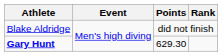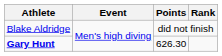(171, 44) 629.30 -> (171, 44) 626.30
